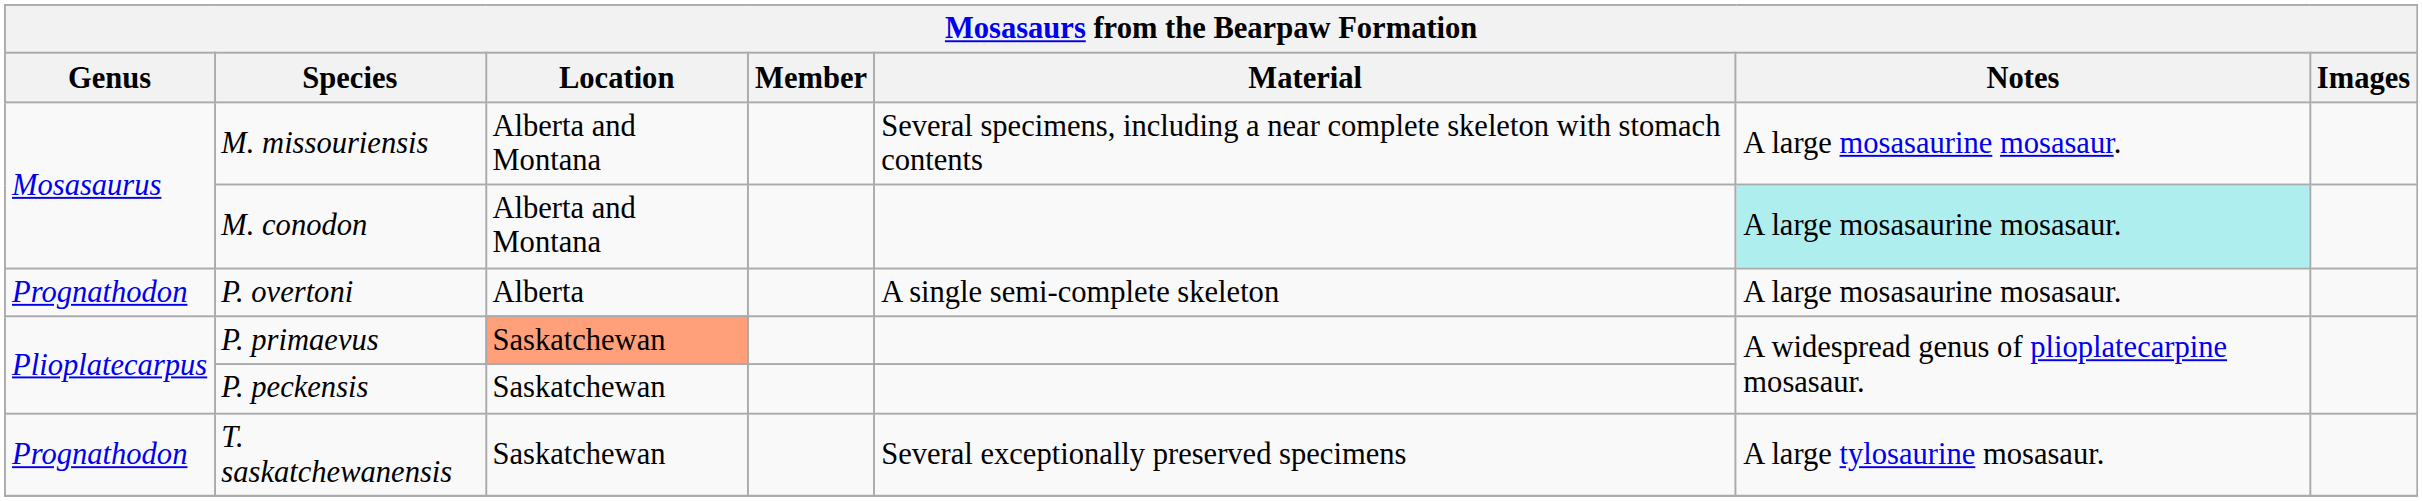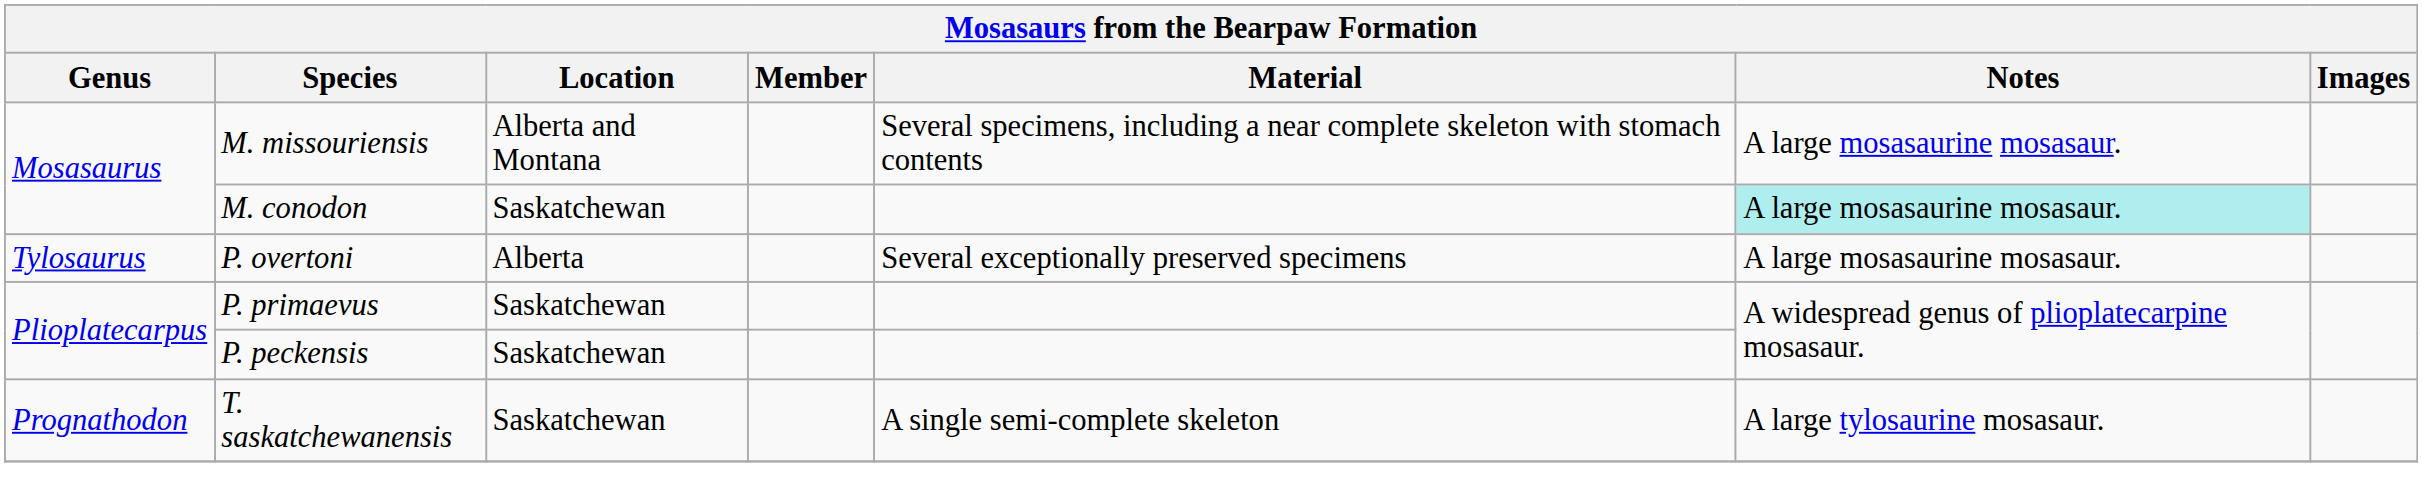(564, 225) Alberta and Montana -> (579, 208) Saskatchewan
(100, 291) Prognathodon -> (79, 256) Tylosaurus
(1080, 291) A single semi-complete skeleton -> (1144, 256) Several exceptionally preserved specimens
(579, 339) lightsalmon background -> (579, 305) no background
(1144, 453) Several exceptionally preserved specimens -> (1080, 419) A single semi-complete skeleton
